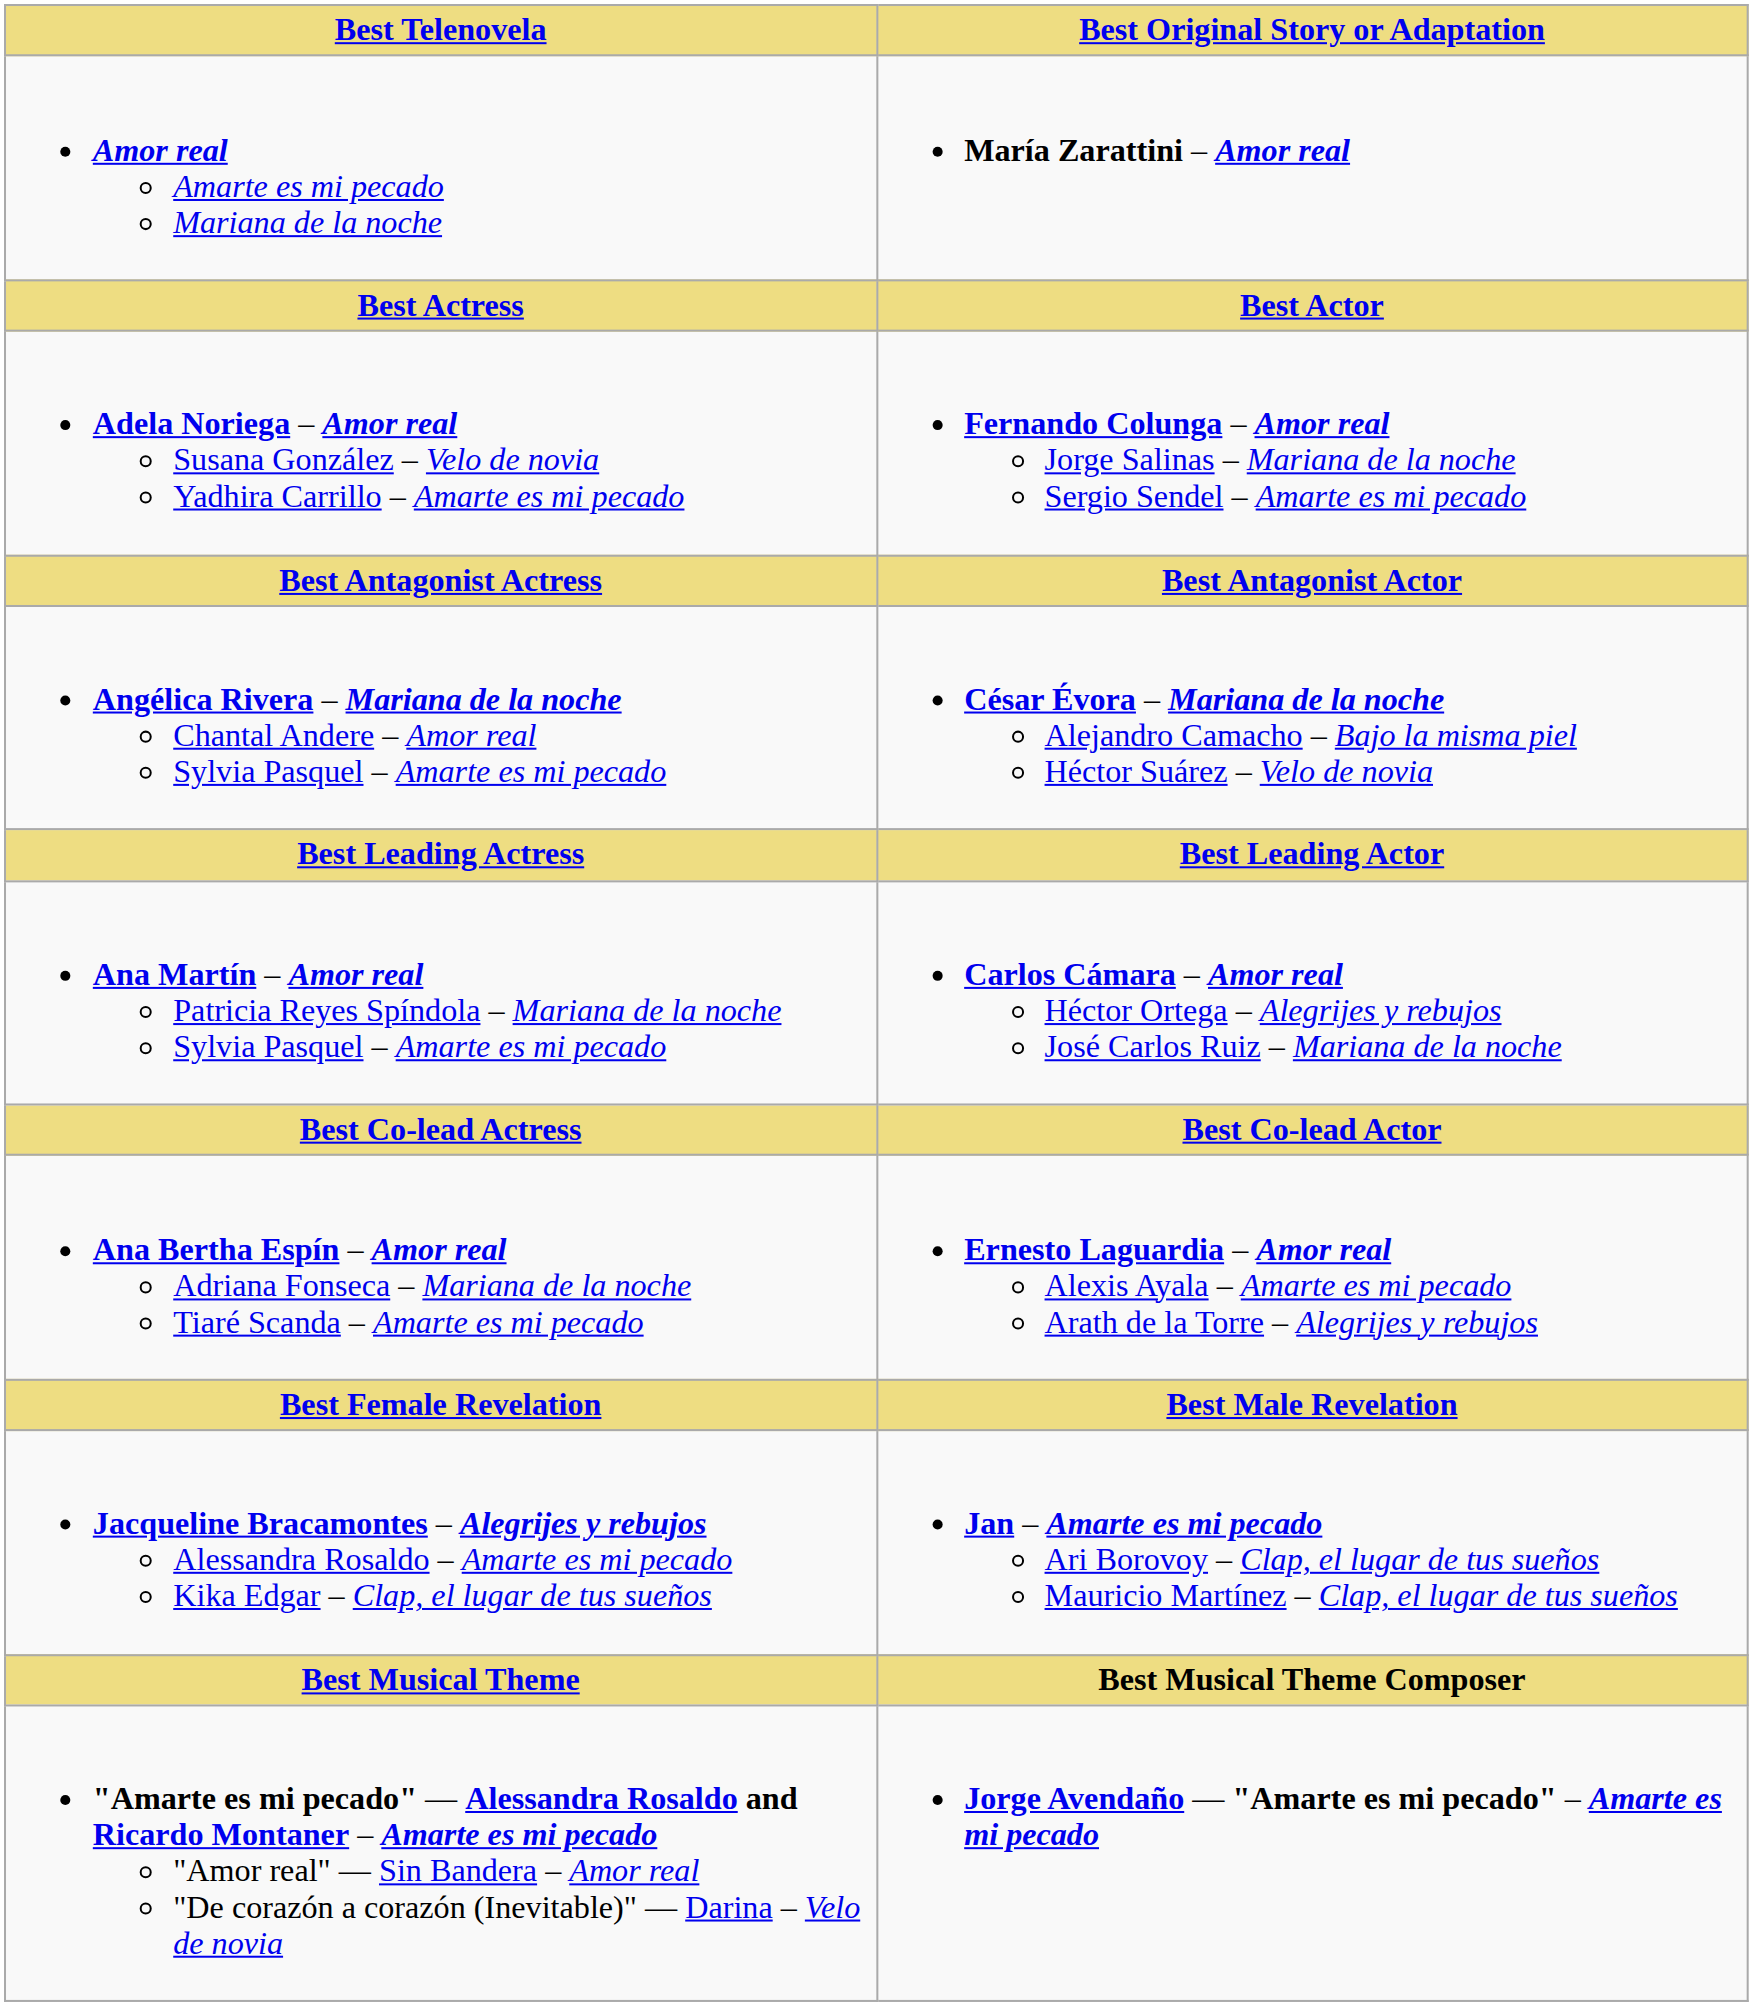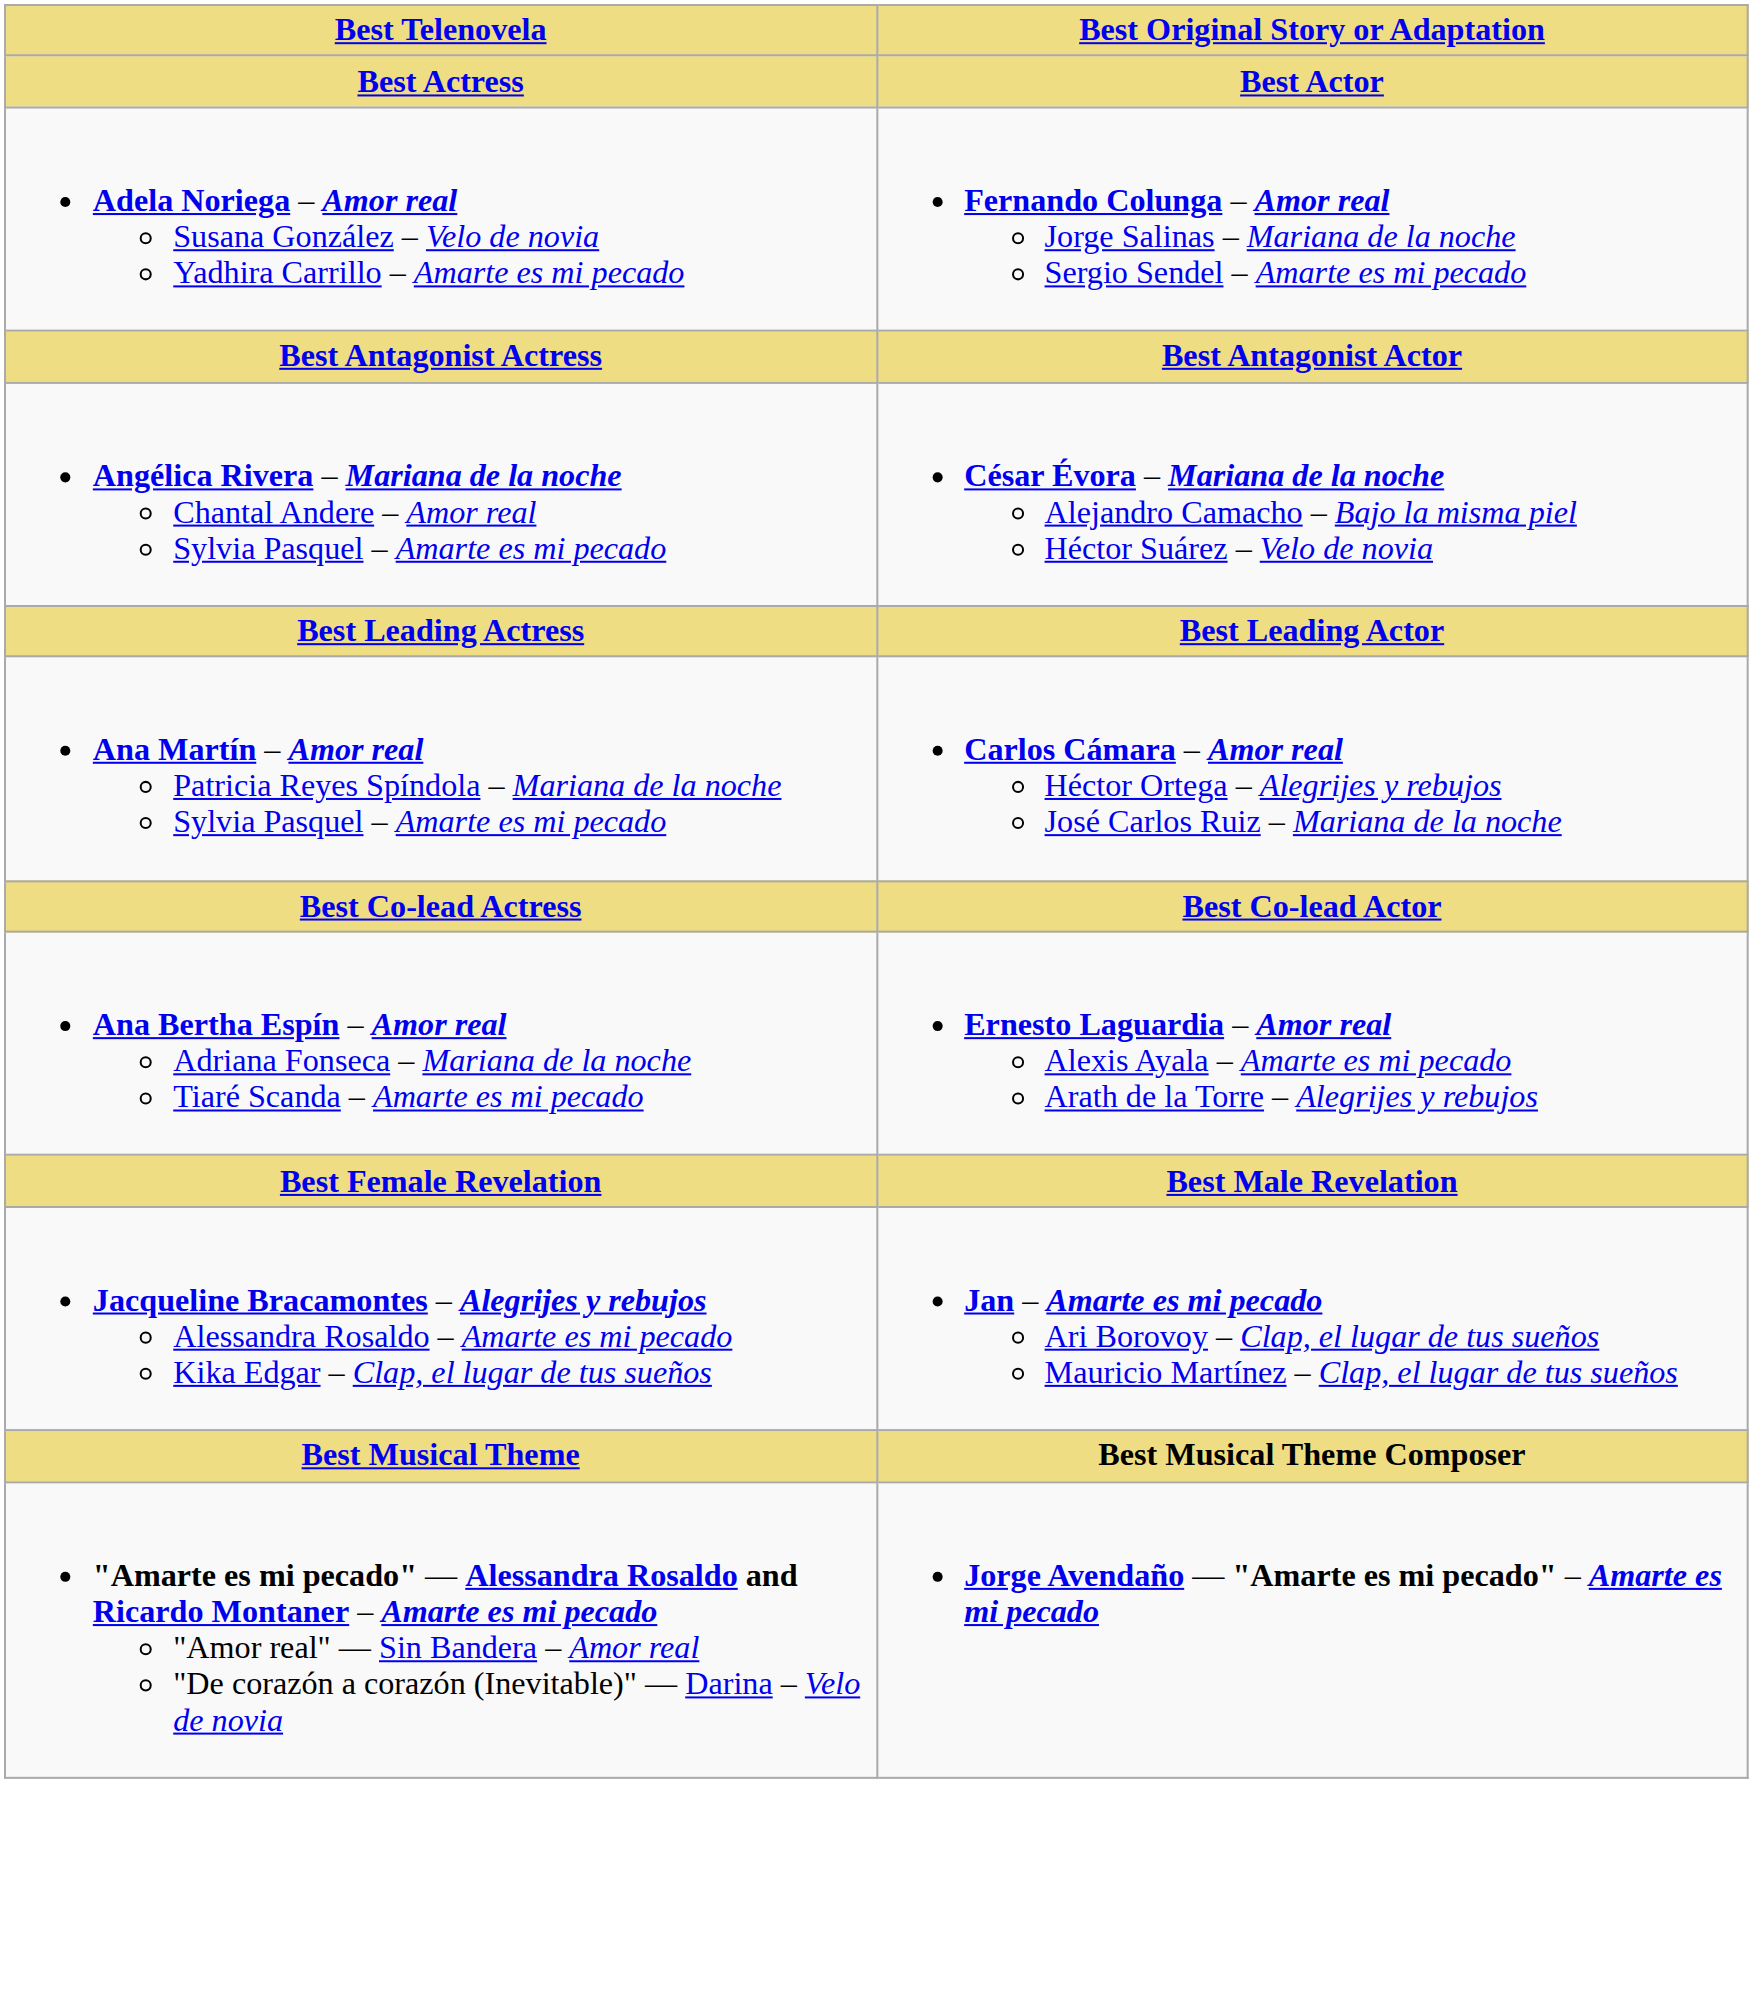- row: (441, 186)
